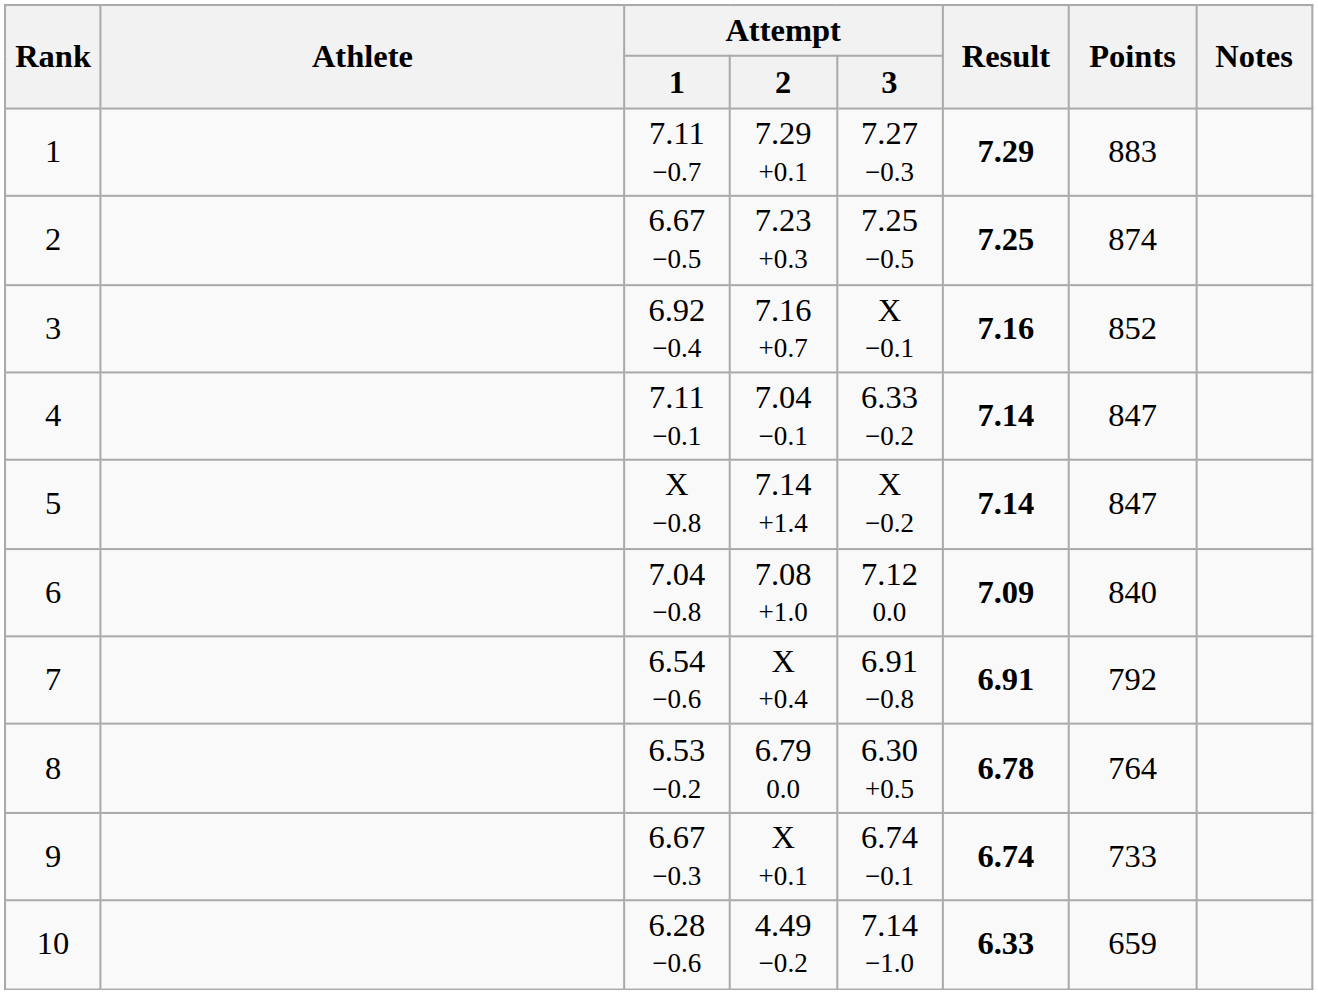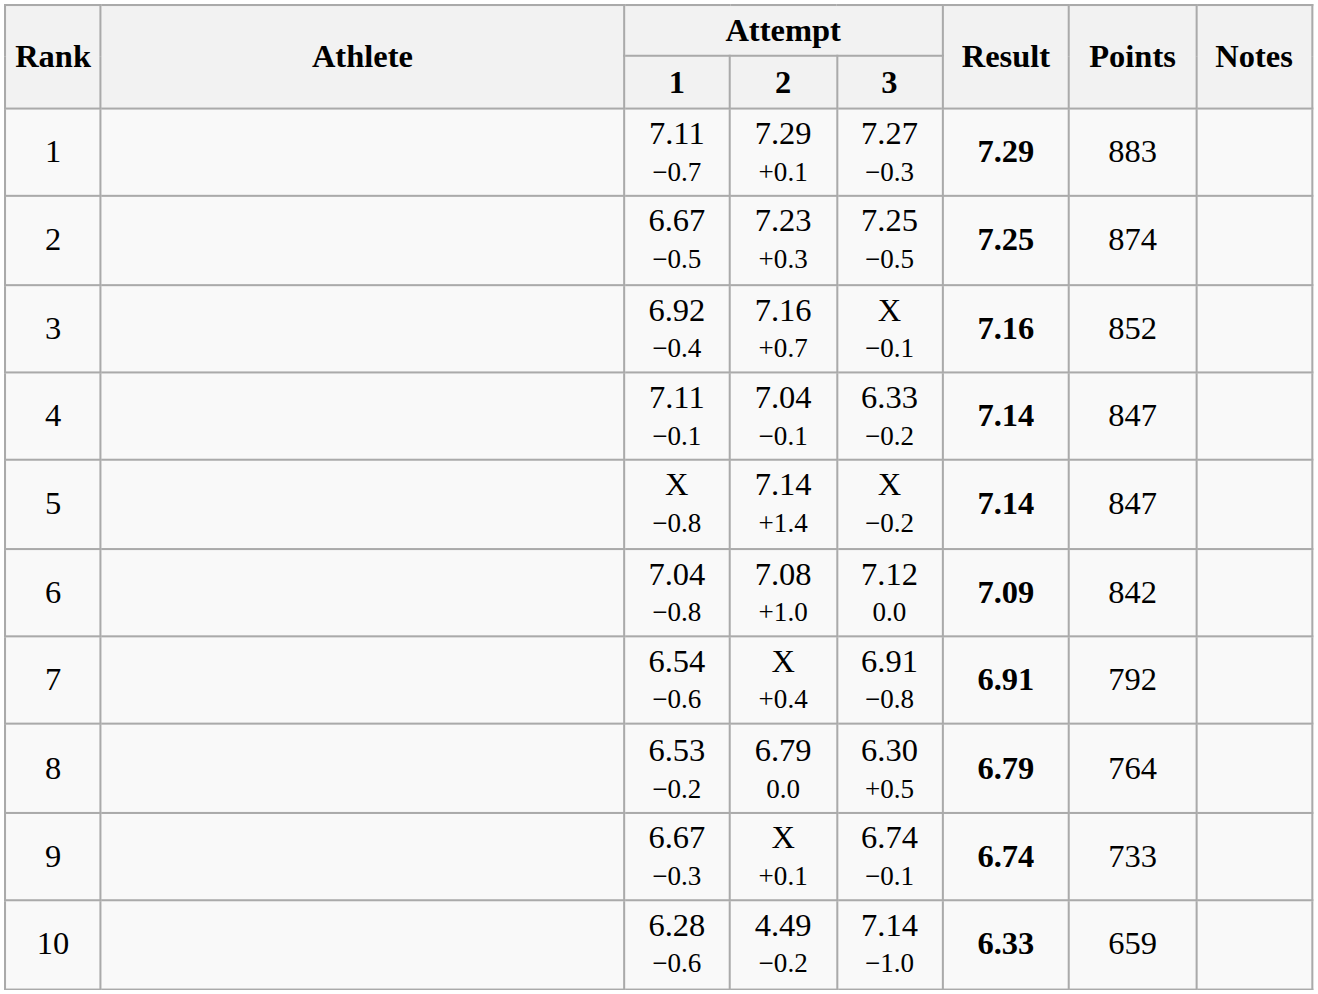(1133, 591) 840 -> (1133, 591) 842
(1006, 767) 6.78 -> (1006, 767) 6.79
